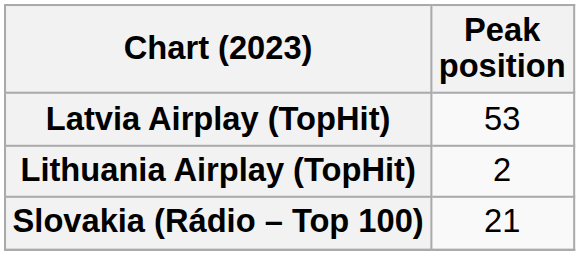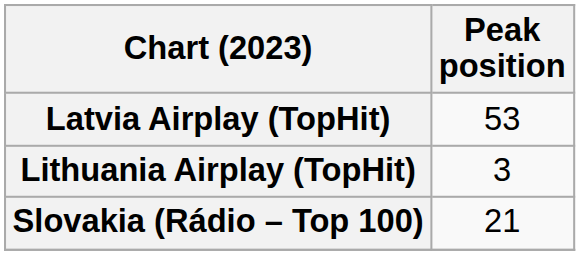(502, 170) 2 -> (502, 170) 3
